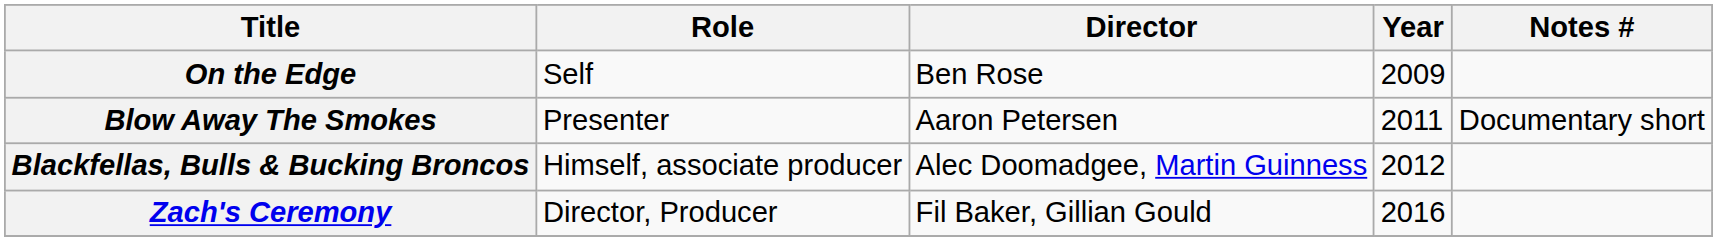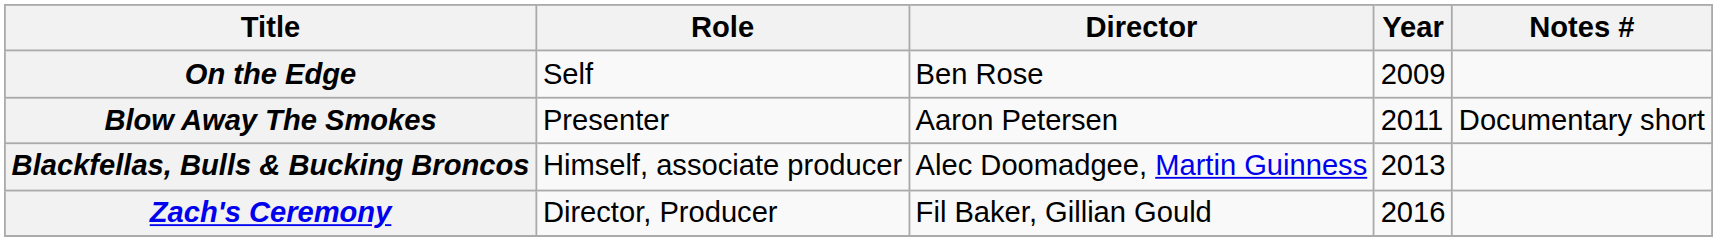(1413, 166) 2012 -> (1413, 166) 2013
